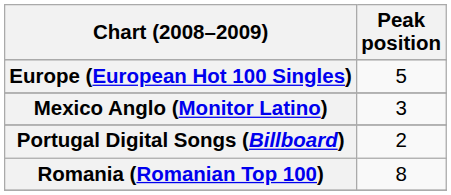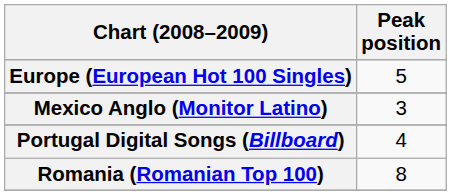(401, 141) 2 -> (401, 141) 4
